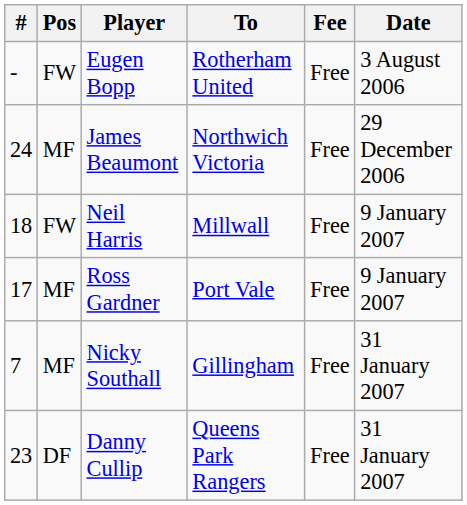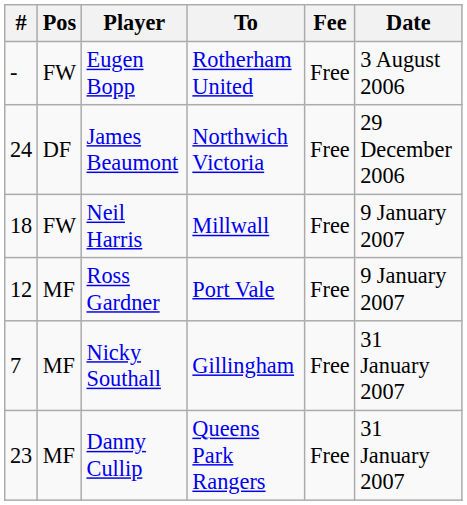(59, 149) MF -> (57, 149) DF
(21, 289) 17 -> (21, 289) 12
(57, 455) DF -> (59, 455) MF
